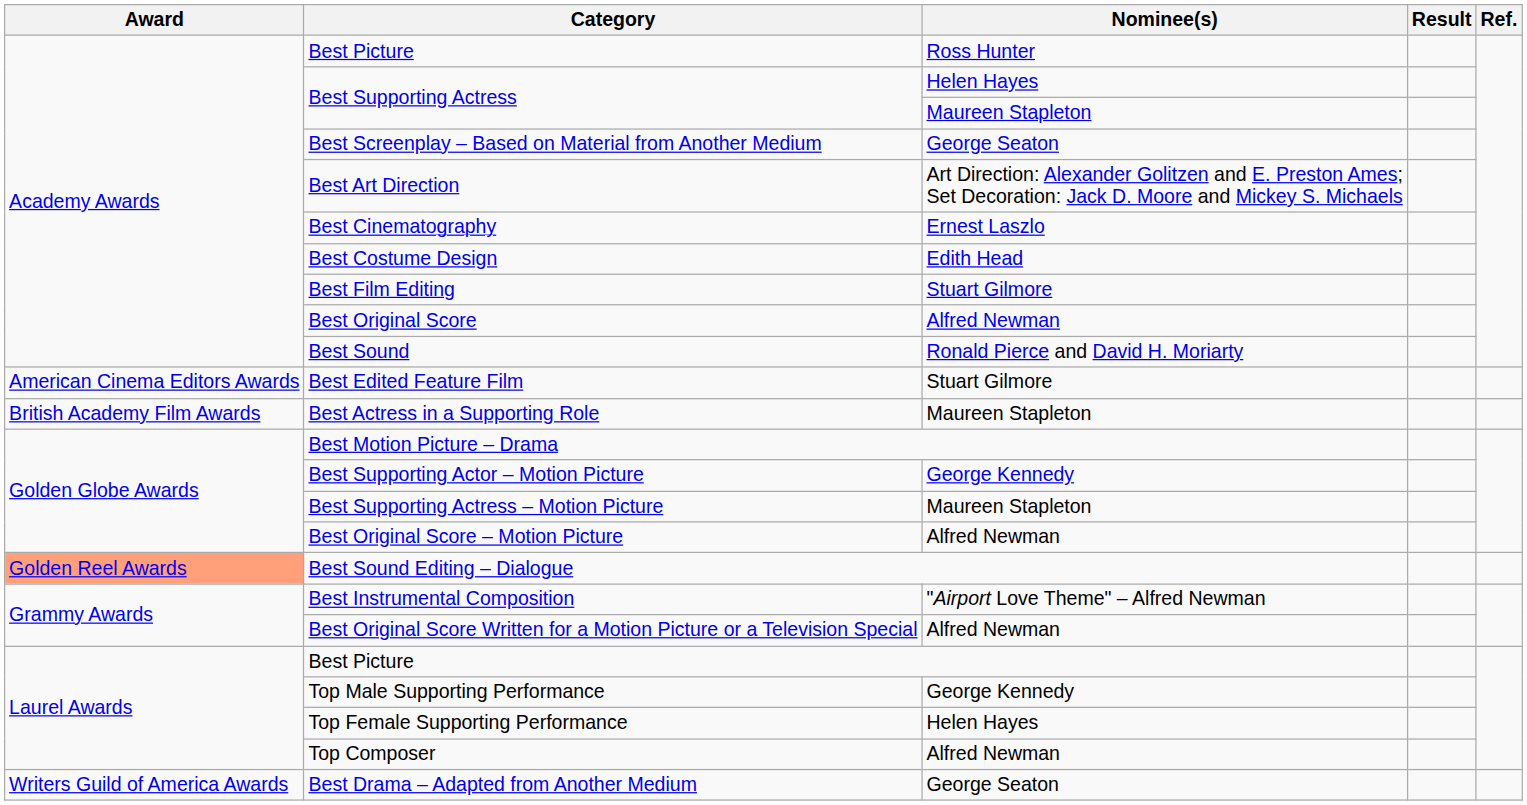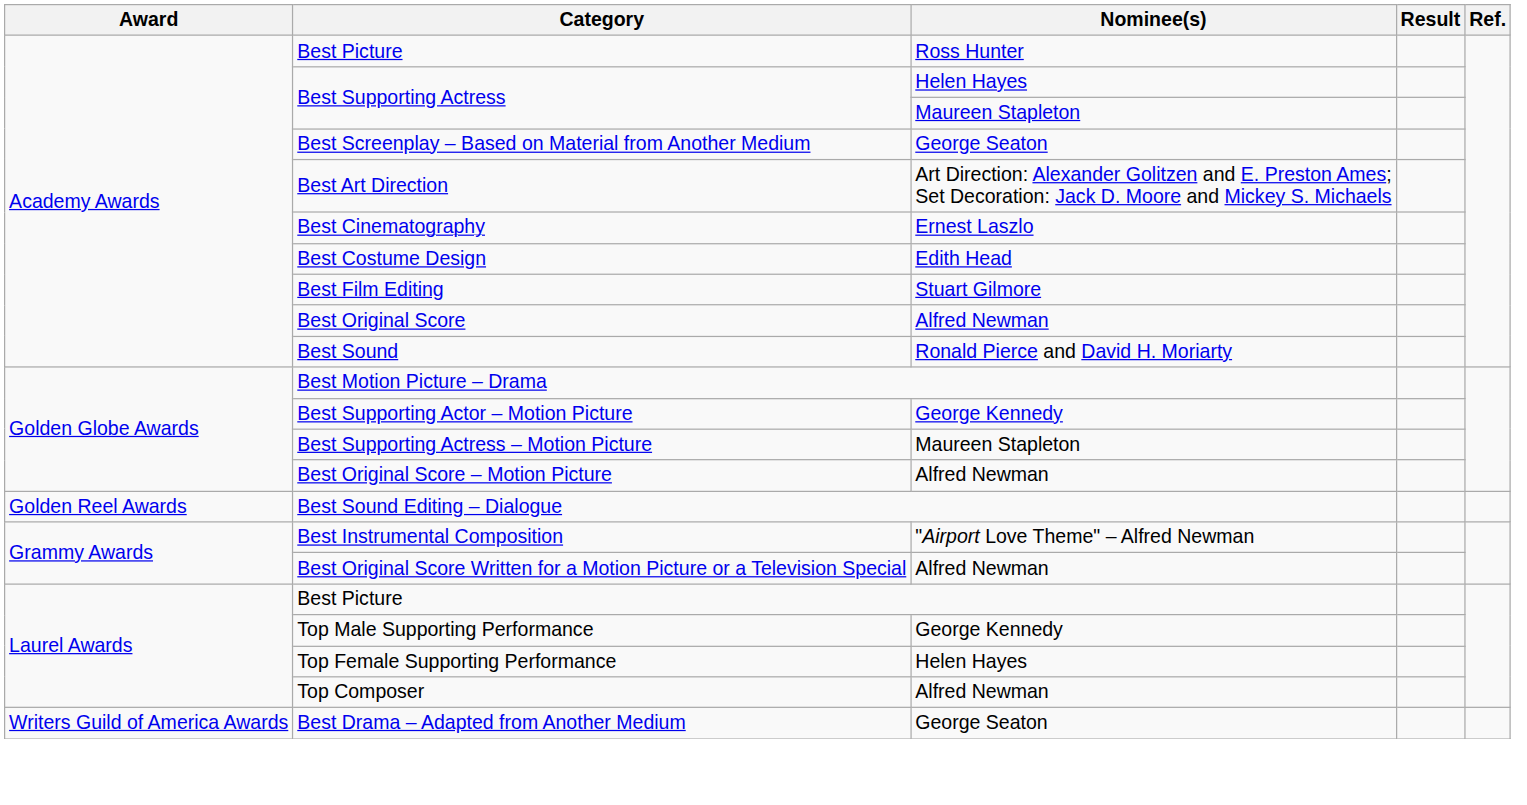- row: (416, 382)
- row: (454, 413)
(98, 568) lightsalmon background -> (98, 506) no background
